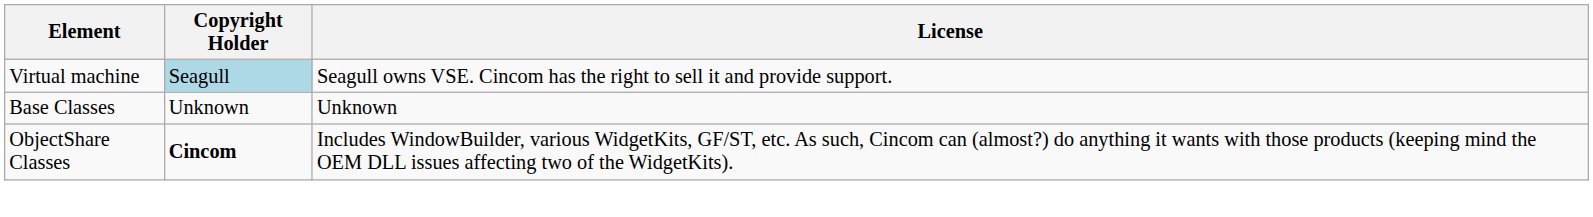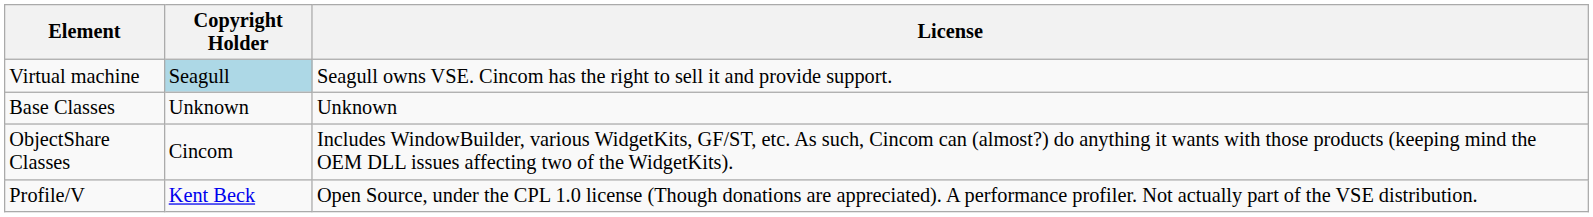(203, 151) bold -> (201, 151) normal
+ row: (47, 195)
